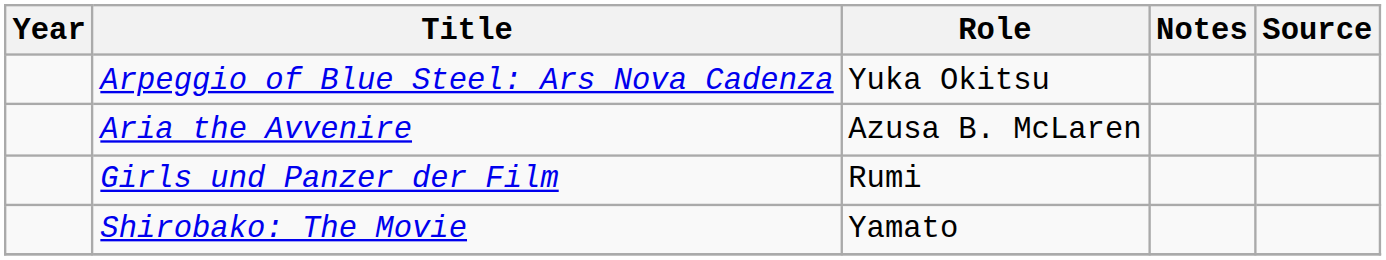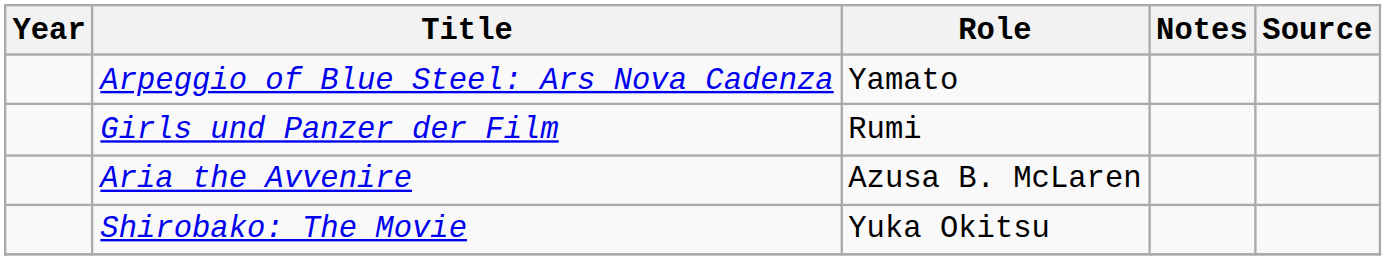(949, 80) Yuka Okitsu -> (903, 80) Yamato
rows swapped: (256, 130) <-> (330, 179)
(903, 229) Yamato -> (949, 229) Yuka Okitsu
